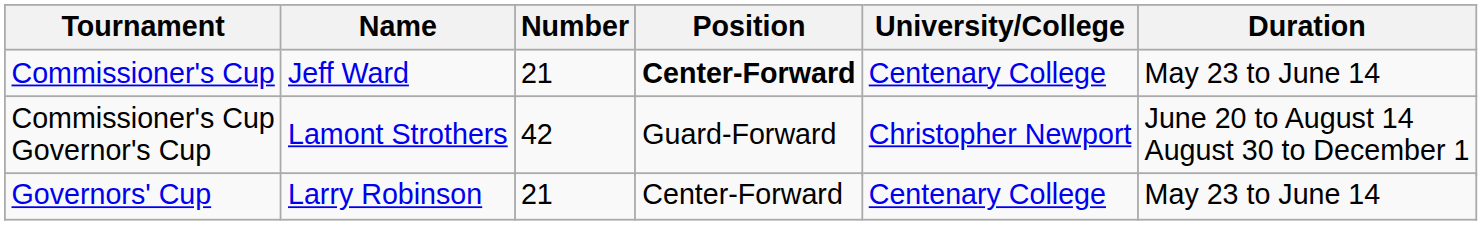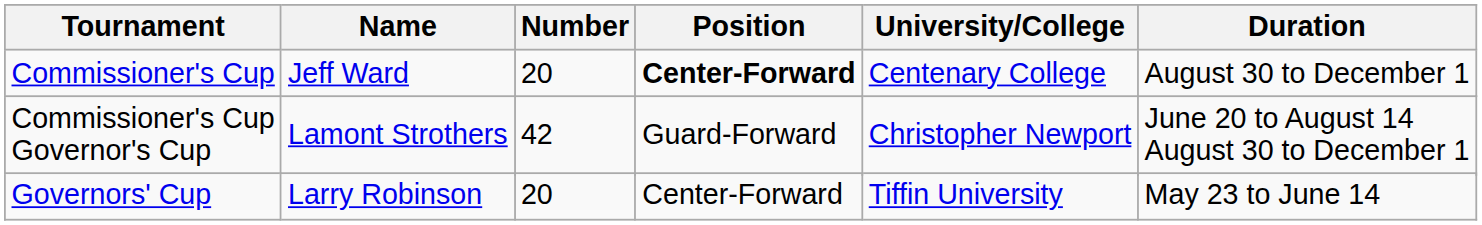(537, 72) 21 -> (537, 72) 20
(1262, 72) May 23 to June 14 -> (1307, 72) August 30 to December 1
(537, 195) 21 -> (537, 195) 20
(987, 195) Centenary College -> (966, 195) Tiffin University
